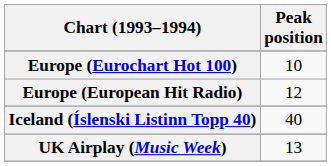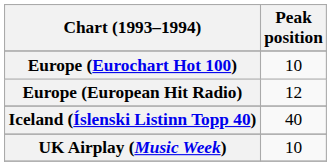(294, 147) 13 -> (294, 147) 10
